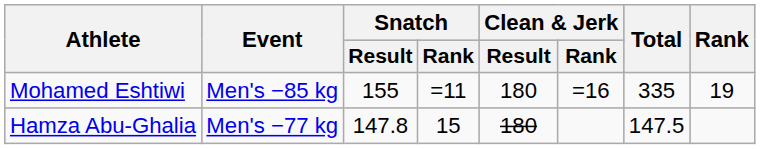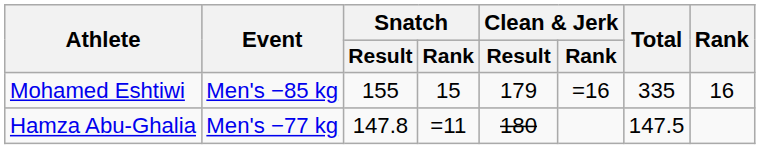(448, 91) =11 -> (448, 91) 15
(519, 91) 180 -> (519, 91) 179
(722, 91) 19 -> (722, 91) 16
(448, 126) 15 -> (448, 126) =11
